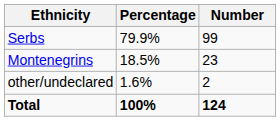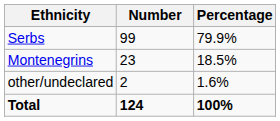columns swapped: (237, 15) <-> (158, 15)
